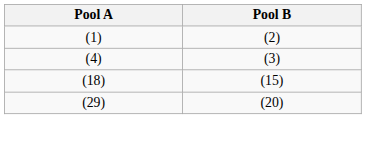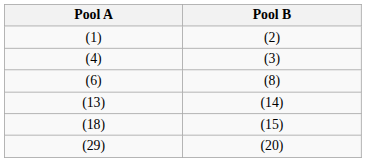+ row: (94, 80)
+ row: (94, 102)
